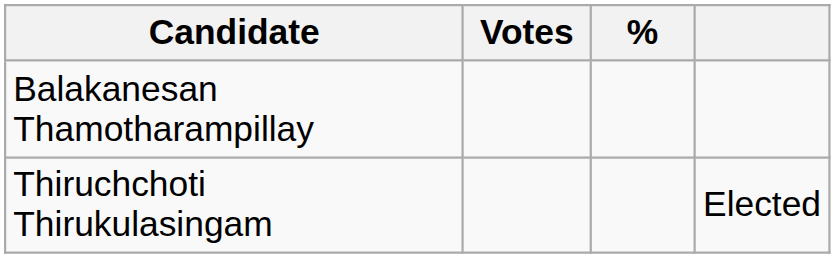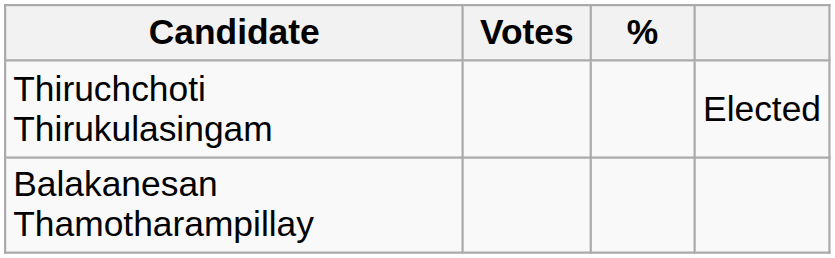rows swapped: (143, 204) <-> (164, 108)
